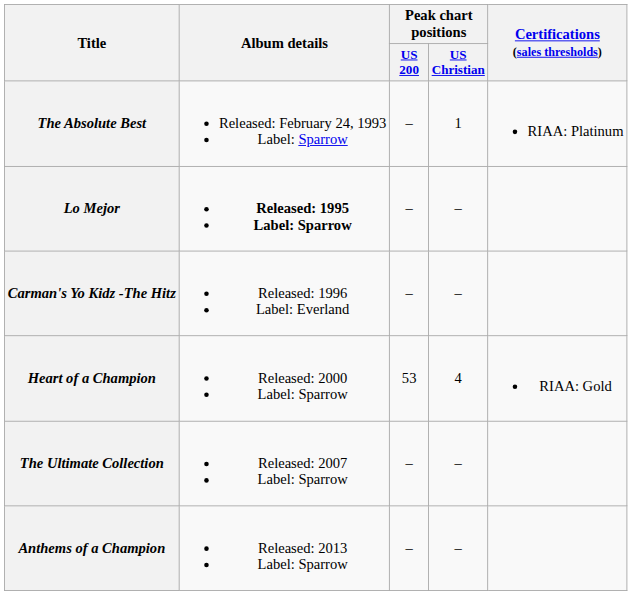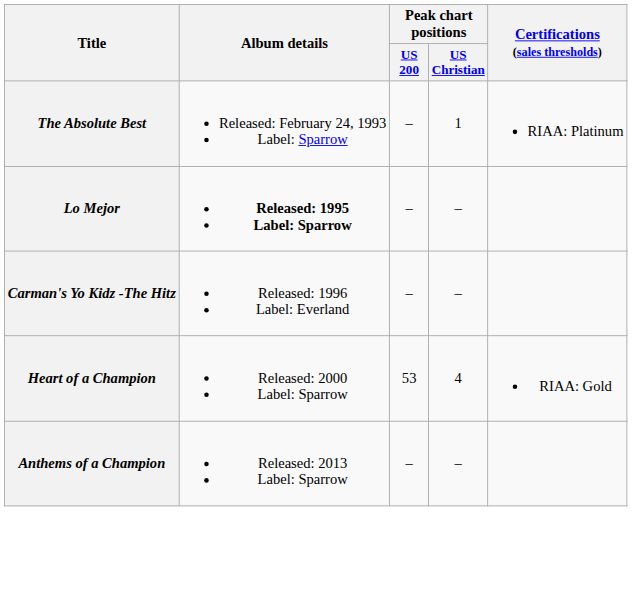- row: (92, 463)
